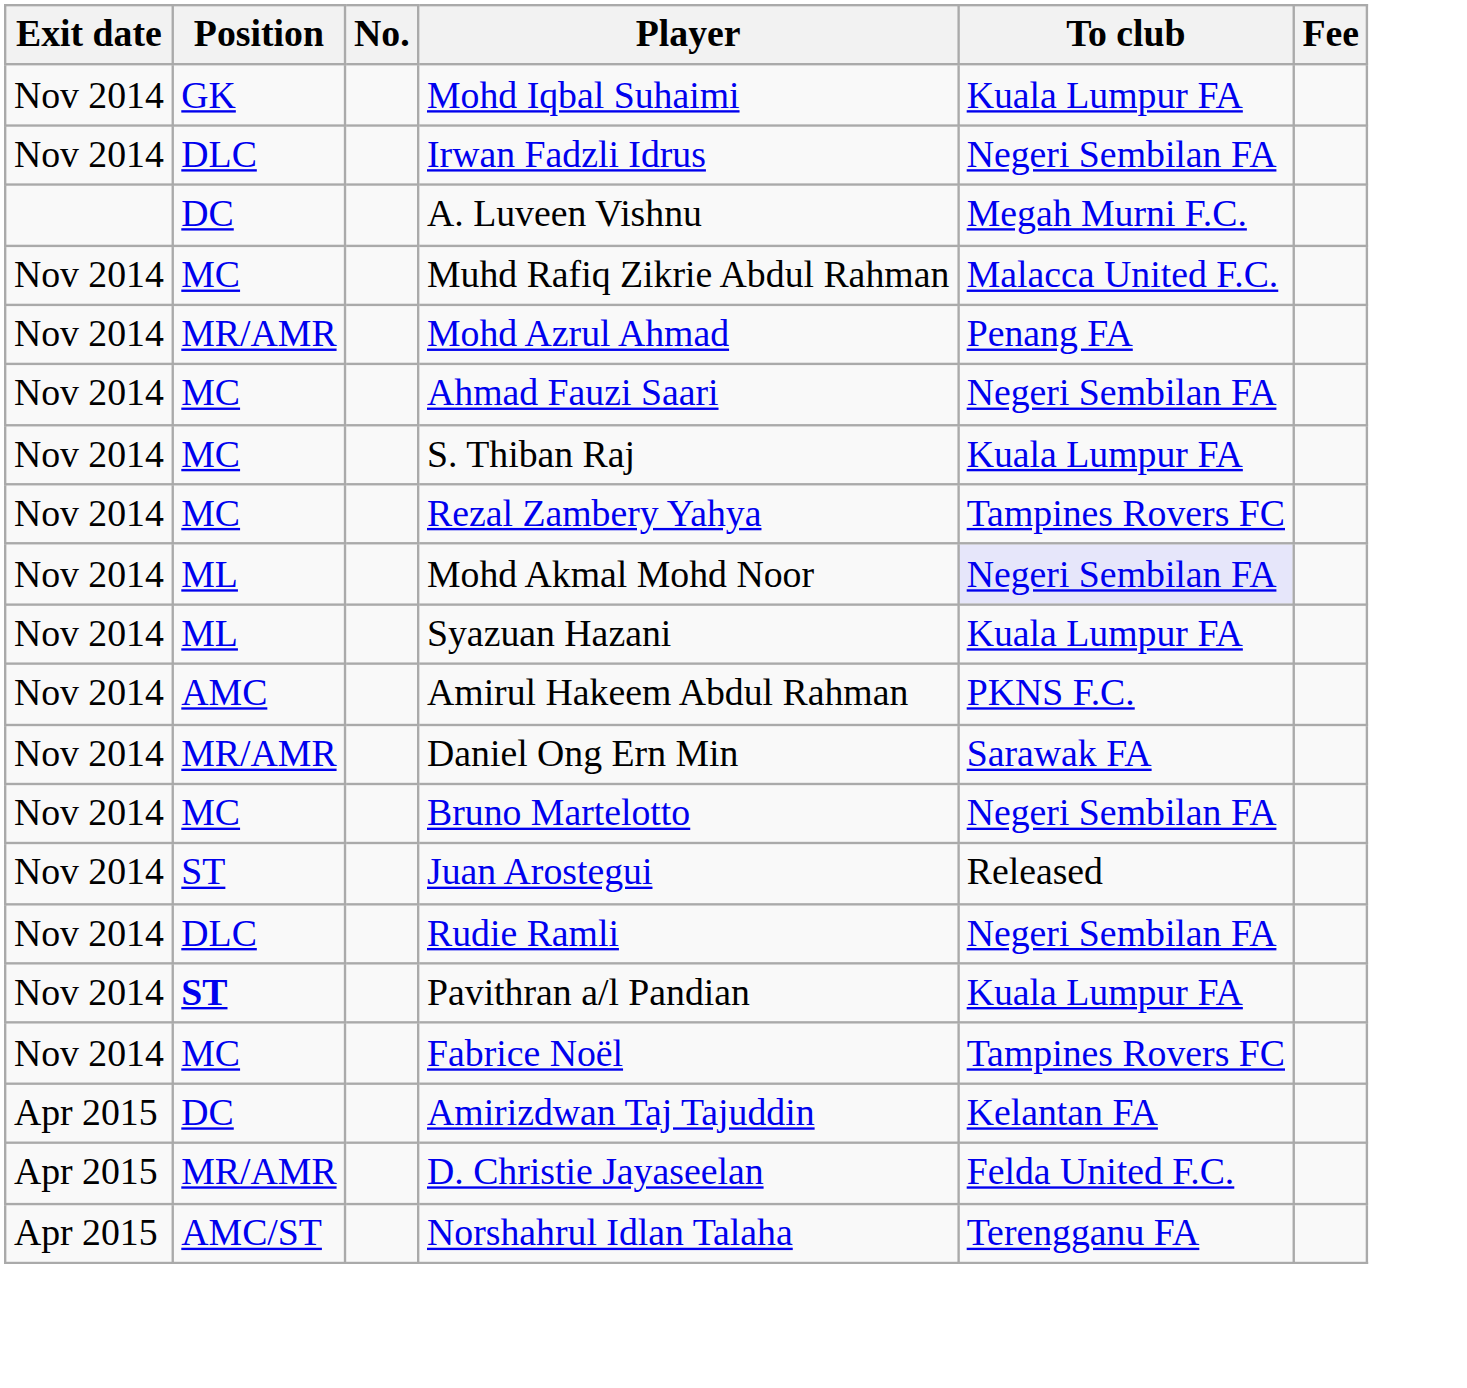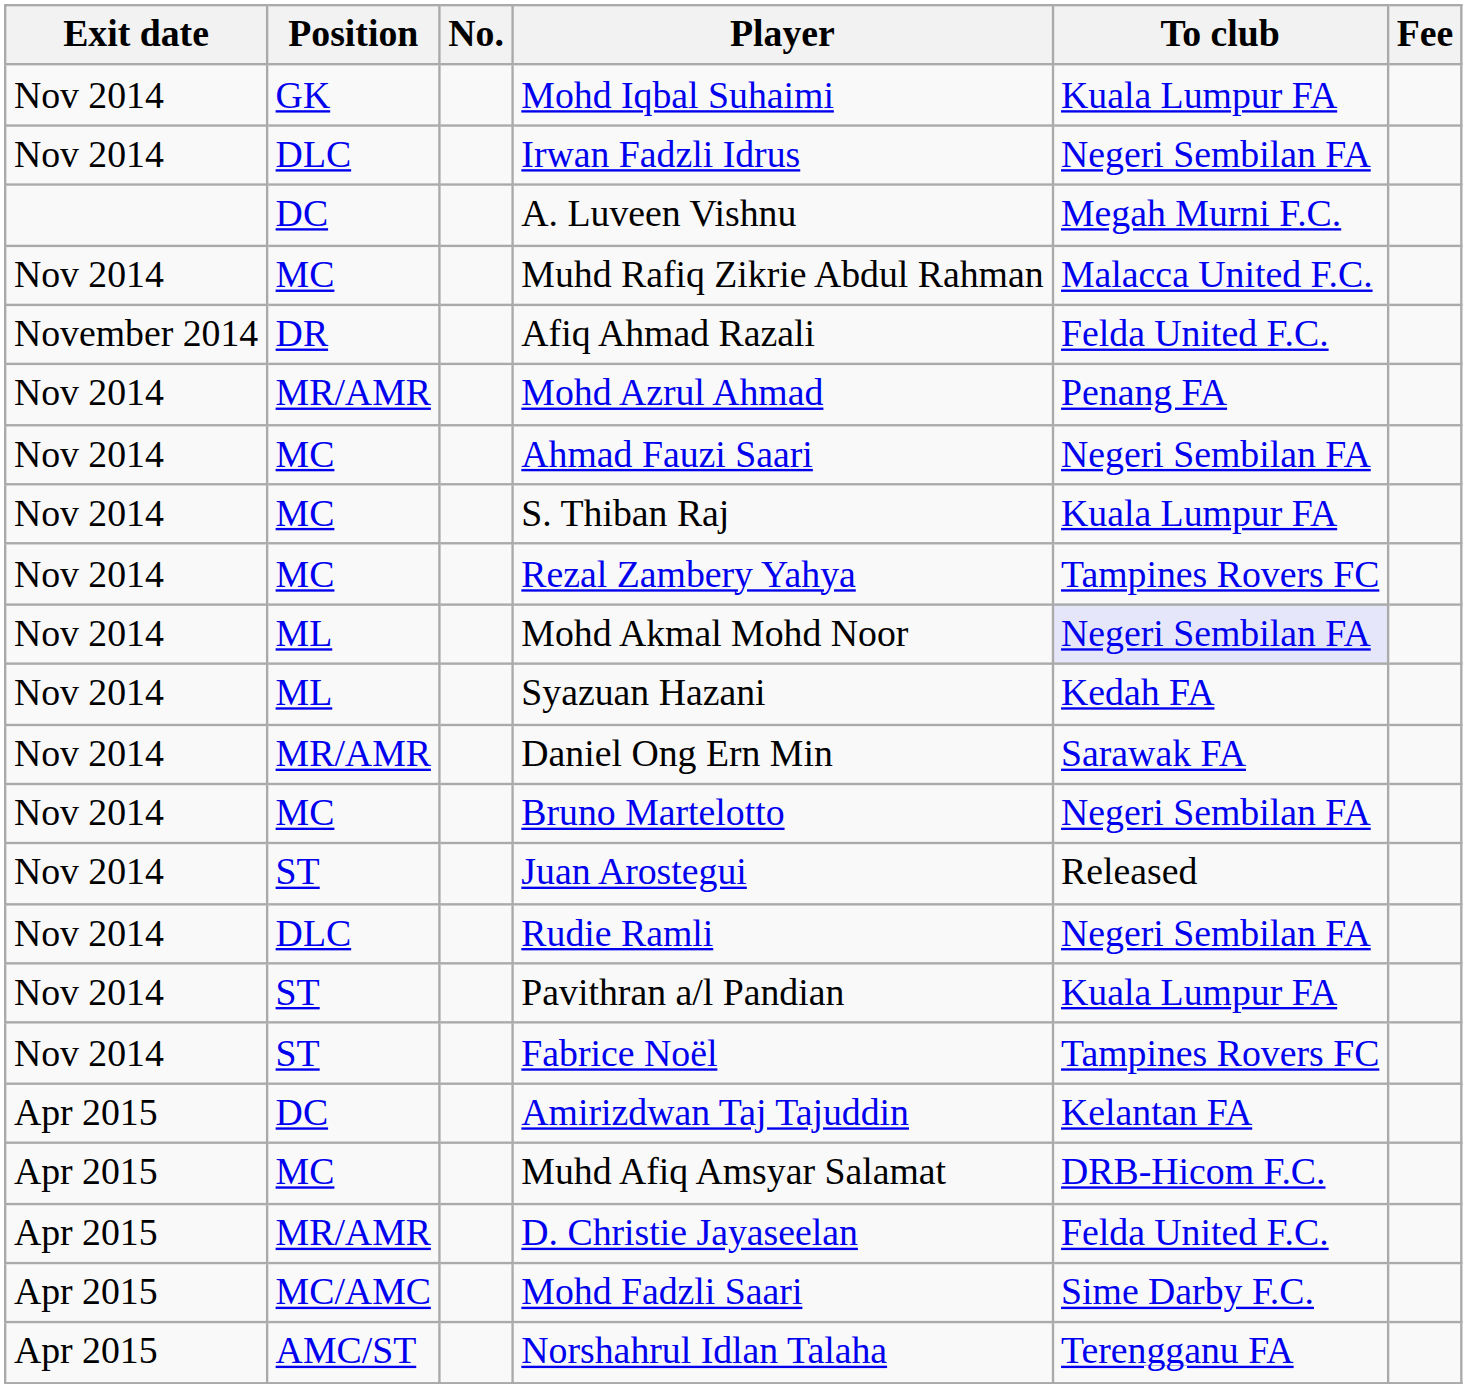+ row: (668, 333)
(1105, 633) Kuala Lumpur FA -> (1138, 693) Kedah FA
- row: (668, 693)
(204, 992) bold -> (298, 992) normal
(211, 1052) MC -> (298, 1052) ST
+ row: (734, 1172)
+ row: (662, 1292)
